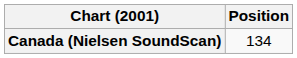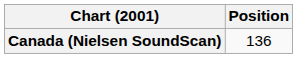(259, 41) 134 -> (259, 41) 136
